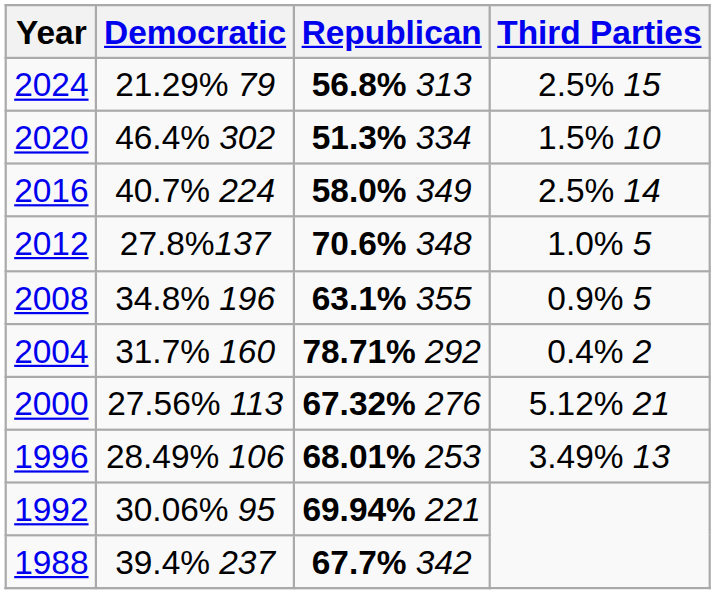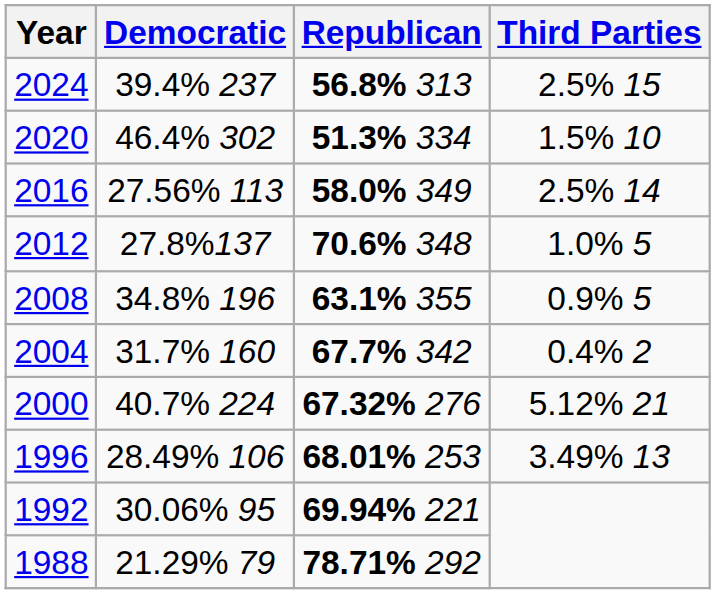(195, 85) 21.29% 79 -> (195, 85) 39.4% 237
(195, 191) 40.7% 224 -> (195, 191) 27.56% 113
(392, 350) 78.71% 292 -> (392, 350) 67.7% 342
(195, 403) 27.56% 113 -> (195, 403) 40.7% 224
(195, 561) 39.4% 237 -> (195, 561) 21.29% 79
(392, 561) 67.7% 342 -> (392, 561) 78.71% 292
